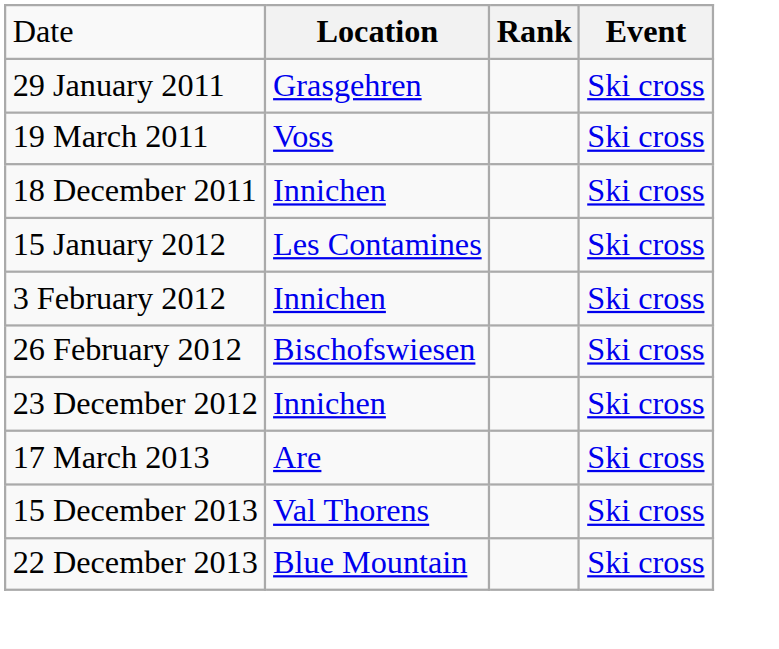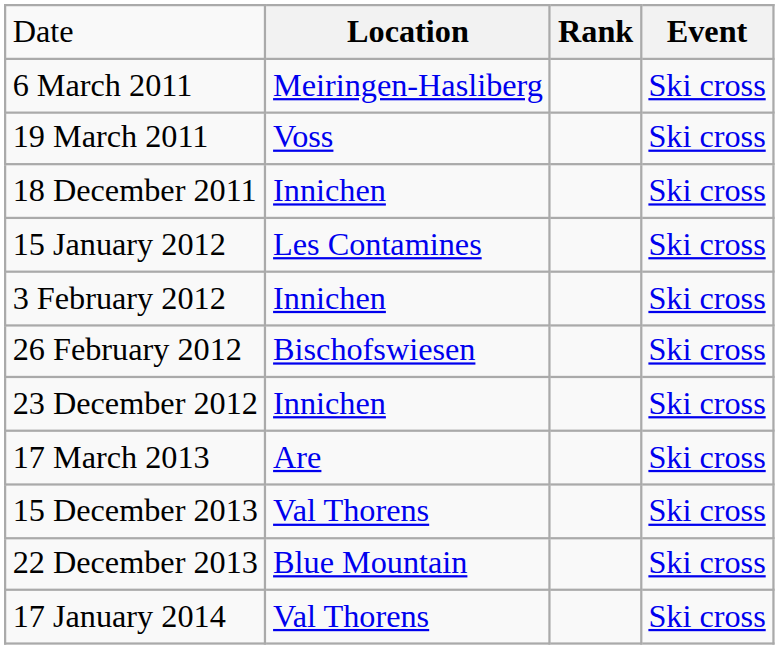- row: (119, 84)
+ row: (103, 84)
+ row: (119, 616)
